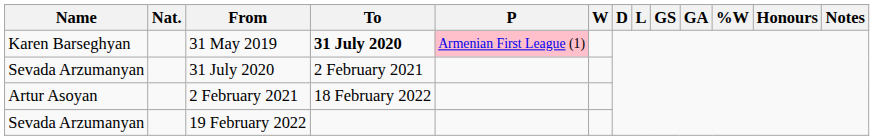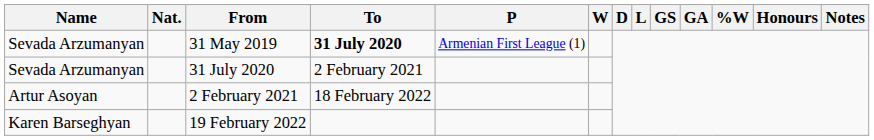(69, 43) Karen Barseghyan -> (76, 43) Sevada Arzumanyan
(512, 43) pink background -> (512, 43) no background
(76, 122) Sevada Arzumanyan -> (69, 122) Karen Barseghyan
